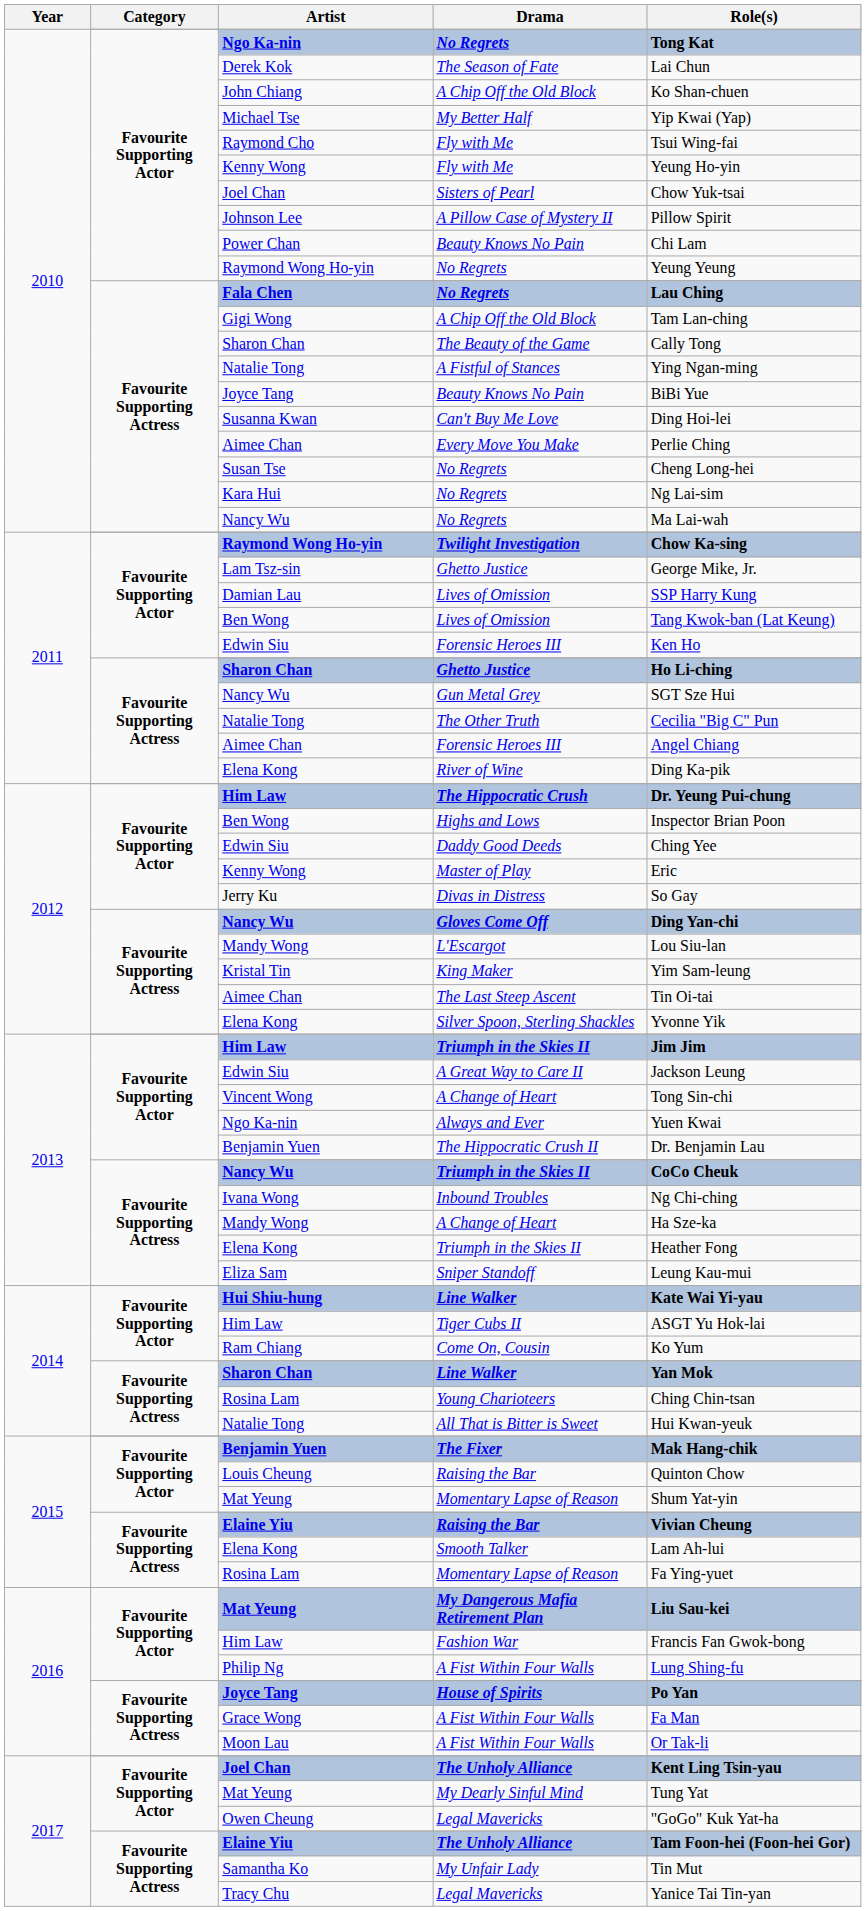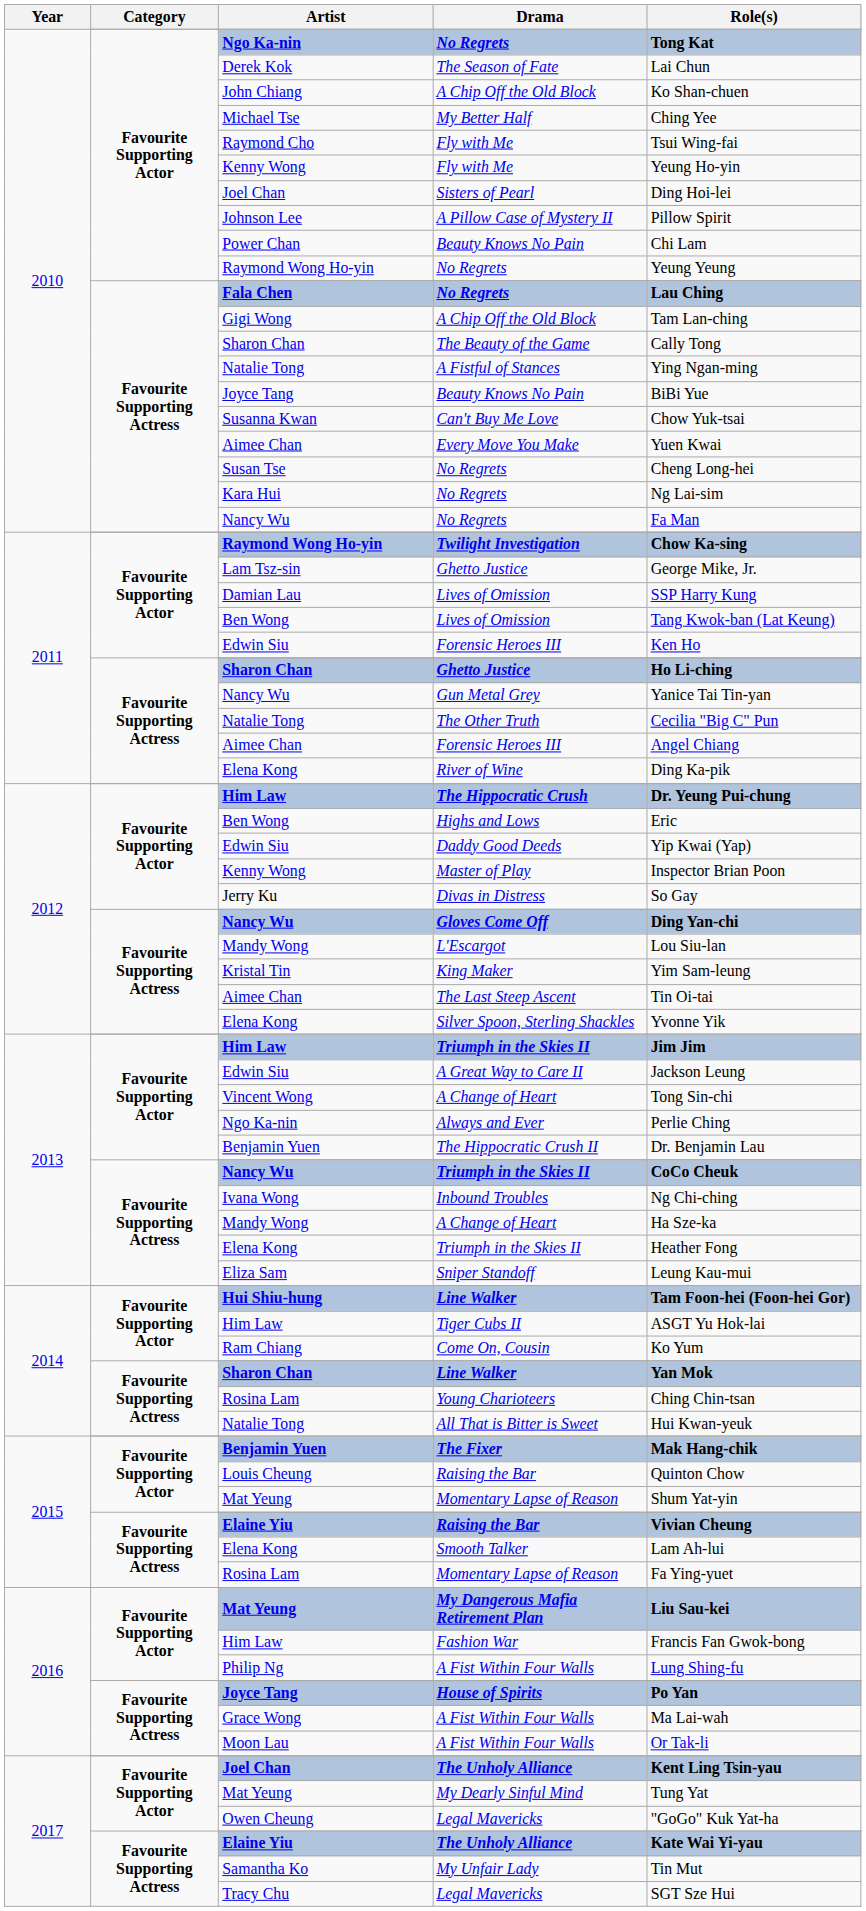(701, 117) Yip Kwai (Yap) -> (684, 117) Ching Yee
(698, 192) Chow Yuk-tsai -> (691, 192) Ding Hoi-lei
(691, 419) Ding Hoi-lei -> (698, 419) Chow Yuk-tsai
(690, 444) Perlie Ching -> (686, 444) Yuen Kwai
(690, 519) Ma Lai-wah -> (675, 519) Fa Man
(693, 695) SGT Sze Hui -> (711, 695) Yanice Tai Tin-yan
(718, 820) Inspector Brian Poon -> (664, 820) Eric
(684, 846) Ching Yee -> (701, 846) Yip Kwai (Yap)
(664, 871) Eric -> (718, 871) Inspector Brian Poon
(686, 1122) Yuen Kwai -> (690, 1122) Perlie Ching
(707, 1298) Kate Wai Yi-yau -> (750, 1298) Tam Foon-hei (Foon-hei Gor)
(675, 1718) Fa Man -> (690, 1718) Ma Lai-wah
(750, 1843) Tam Foon-hei (Foon-hei Gor) -> (707, 1843) Kate Wai Yi-yau
(711, 1893) Yanice Tai Tin-yan -> (693, 1893) SGT Sze Hui
